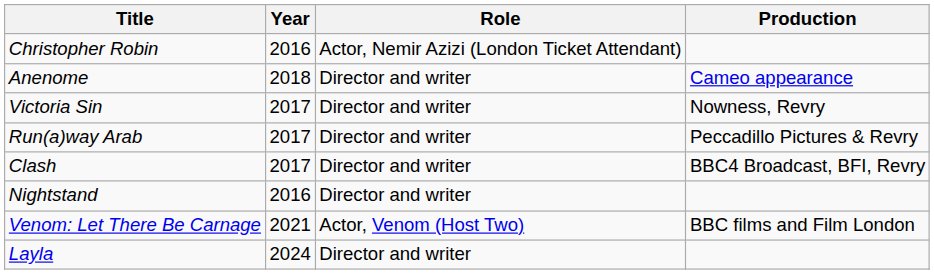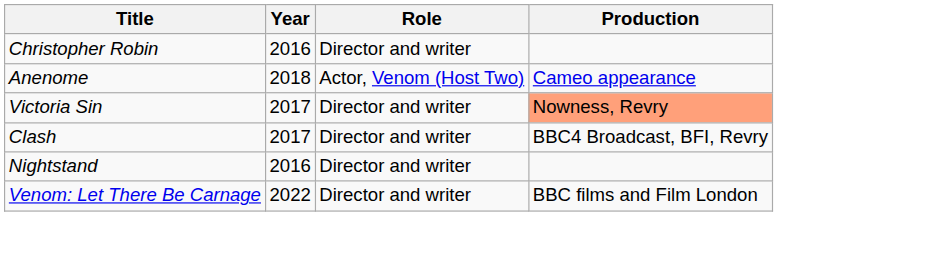(500, 48) Actor, Nemir Azizi (London Ticket Attendant) -> (395, 48) Director and writer
(395, 78) Director and writer -> (422, 78) Actor, Venom (Host Two)
(758, 107) no background -> (600, 107) lightsalmon background
- row: (76, 136)
(290, 225) 2021 -> (290, 195) 2022
(422, 225) Actor, Venom (Host Two) -> (395, 195) Director and writer
- row: (31, 254)
